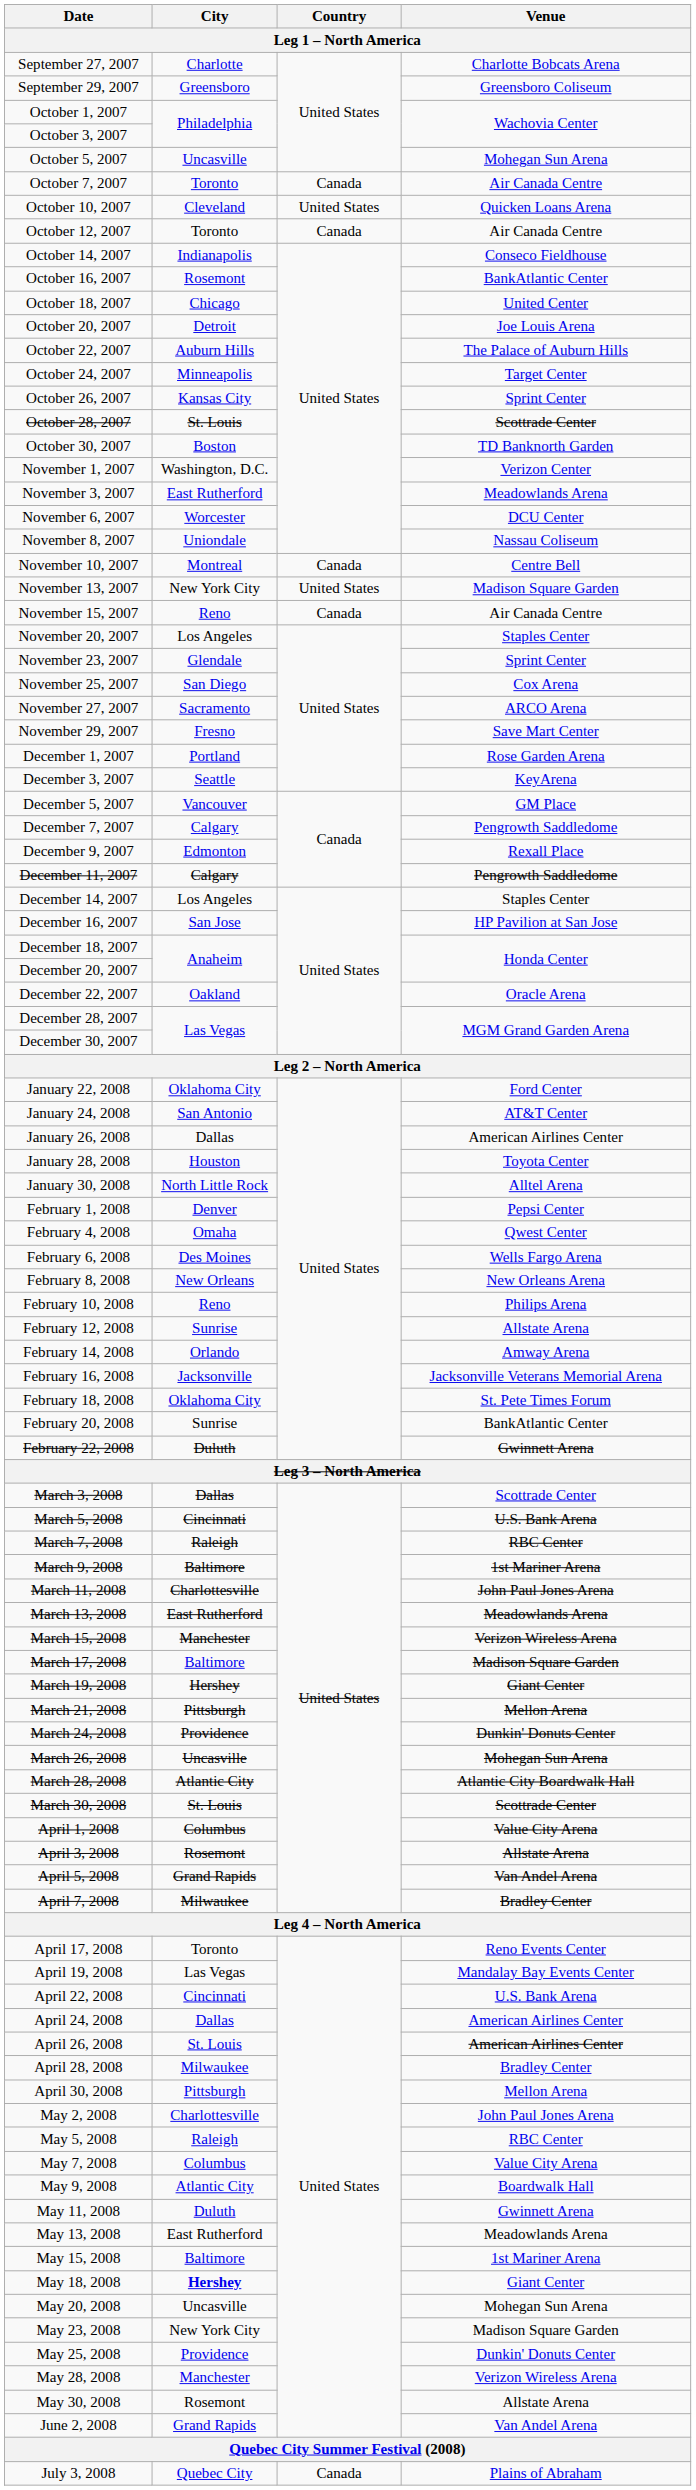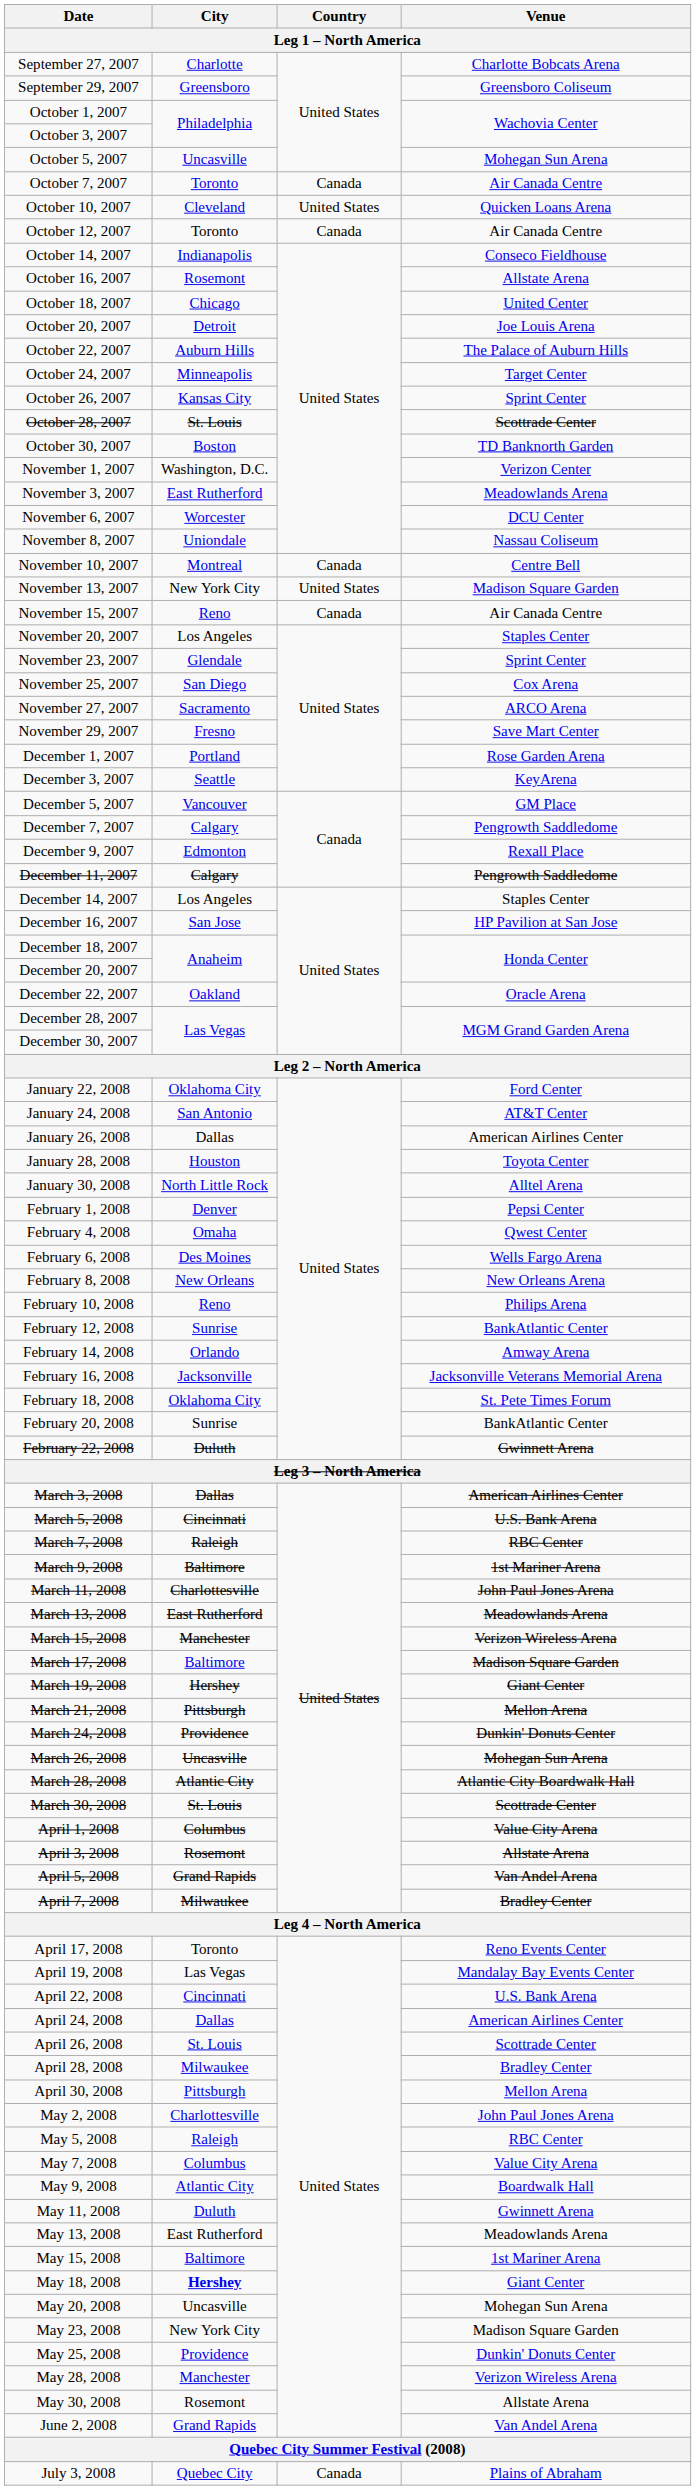(546, 278) BankAtlantic Center -> (546, 278) Allstate Arena
(546, 1328) Allstate Arena -> (546, 1328) BankAtlantic Center
(546, 1495) Scottrade Center -> (546, 1495) American Airlines Center
(546, 2043) American Airlines Center -> (546, 2043) Scottrade Center
